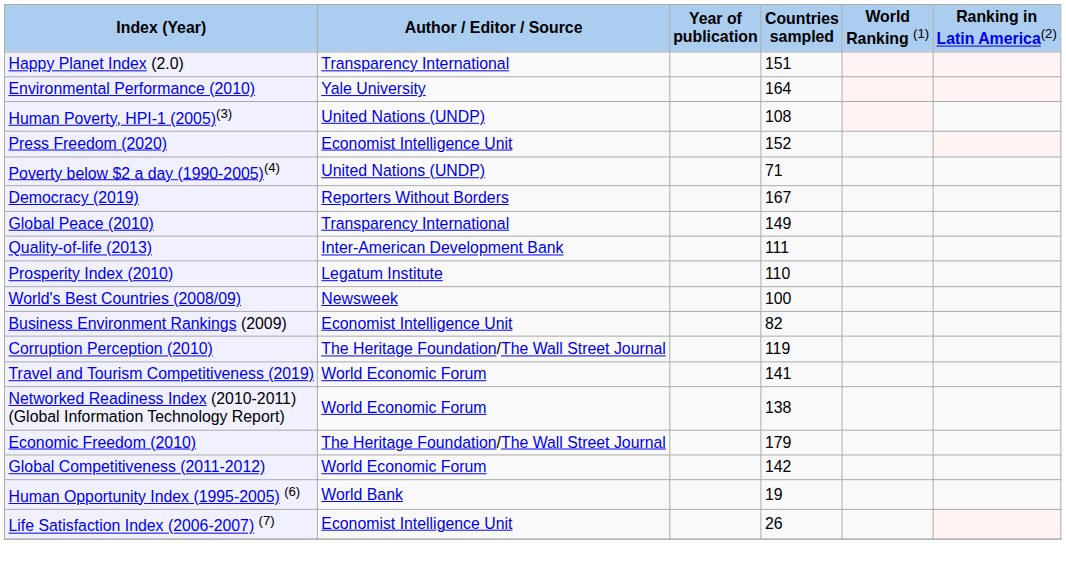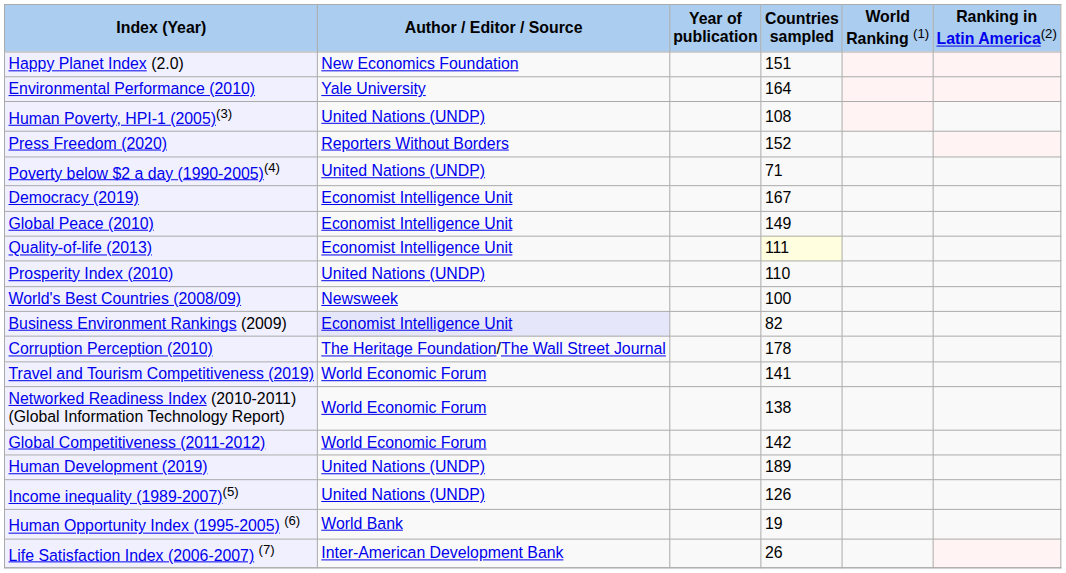(415, 64) Transparency International -> (420, 64) New Economics Foundation
(417, 143) Economist Intelligence Unit -> (415, 143) Reporters Without Borders
(415, 198) Reporters Without Borders -> (417, 198) Economist Intelligence Unit
(415, 223) Transparency International -> (417, 223) Economist Intelligence Unit
(442, 248) Inter-American Development Bank -> (417, 248) Economist Intelligence Unit
(777, 248) no background -> (777, 248) lightyellow background
(382, 273) Legatum Institute -> (403, 273) United Nations (UNDP)
(417, 324) no background -> (417, 324) lavender background
(778, 349) 119 -> (778, 349) 178
- row: (102, 442)
+ row: (108, 467)
+ row: (124, 494)
(417, 524) Economist Intelligence Unit -> (442, 553) Inter-American Development Bank
